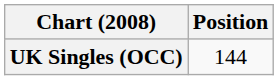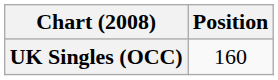(231, 56) 144 -> (231, 56) 160
